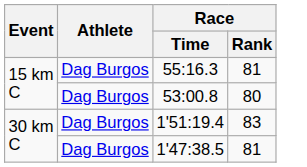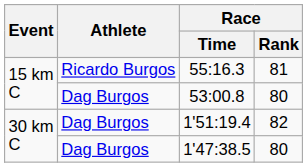(105, 70) Dag Burgos -> (118, 70) Ricardo Burgos
(252, 123) 83 -> (279, 123) 82
(252, 149) 81 -> (279, 149) 80
